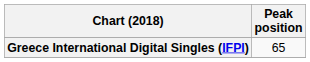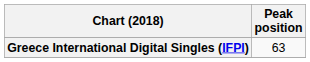(279, 47) 65 -> (279, 47) 63
